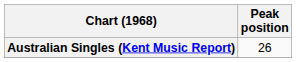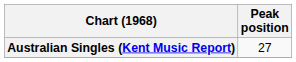(265, 47) 26 -> (265, 47) 27
